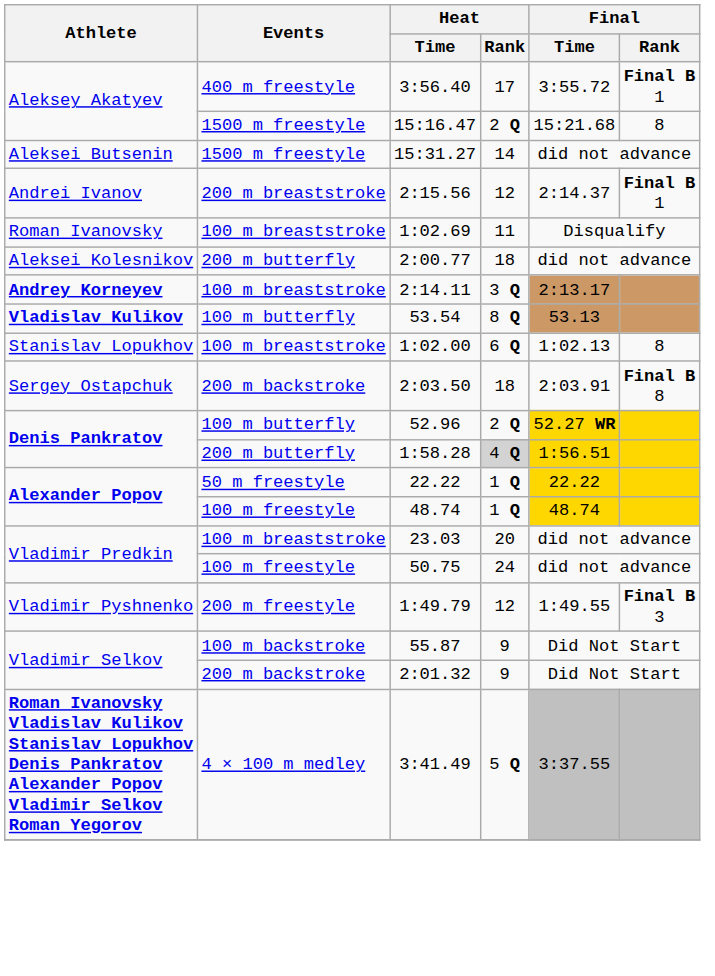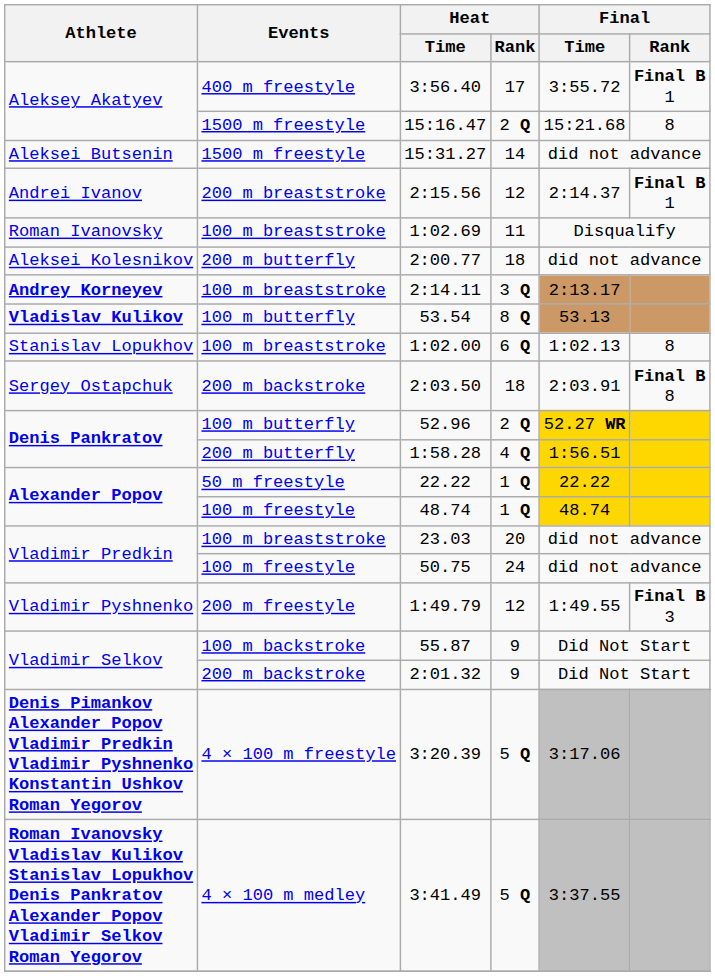(505, 453) lightgrey background -> (515, 453) no background
+ row: (445, 754)
